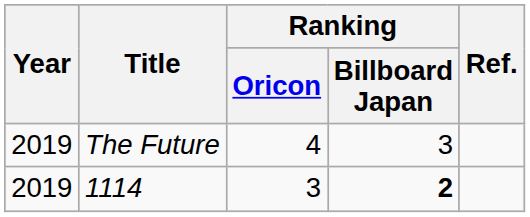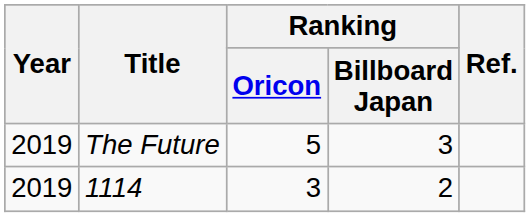(313, 144) 4 -> (313, 144) 5
(445, 188) bold -> (445, 188) normal
